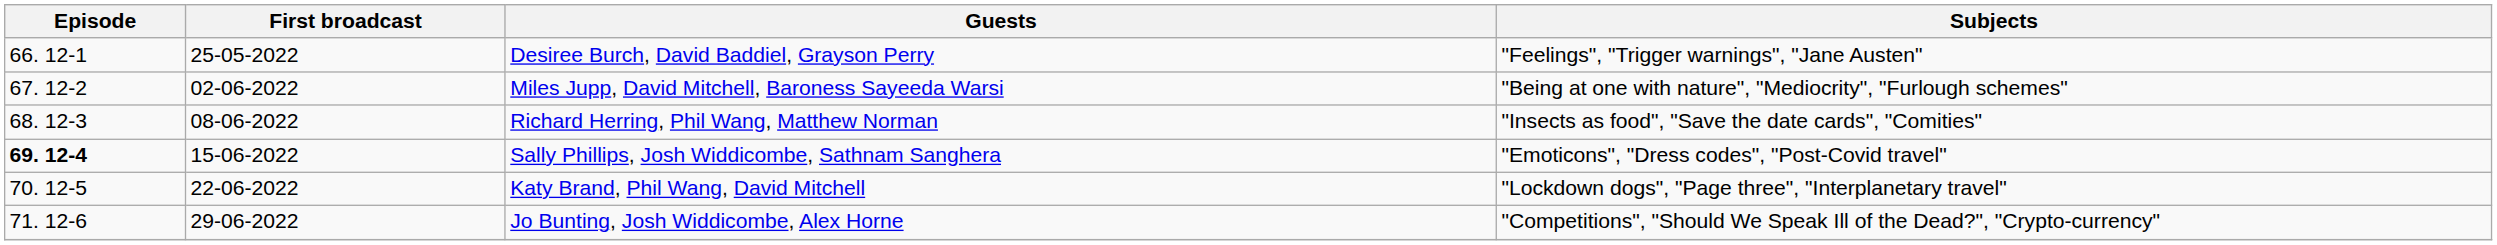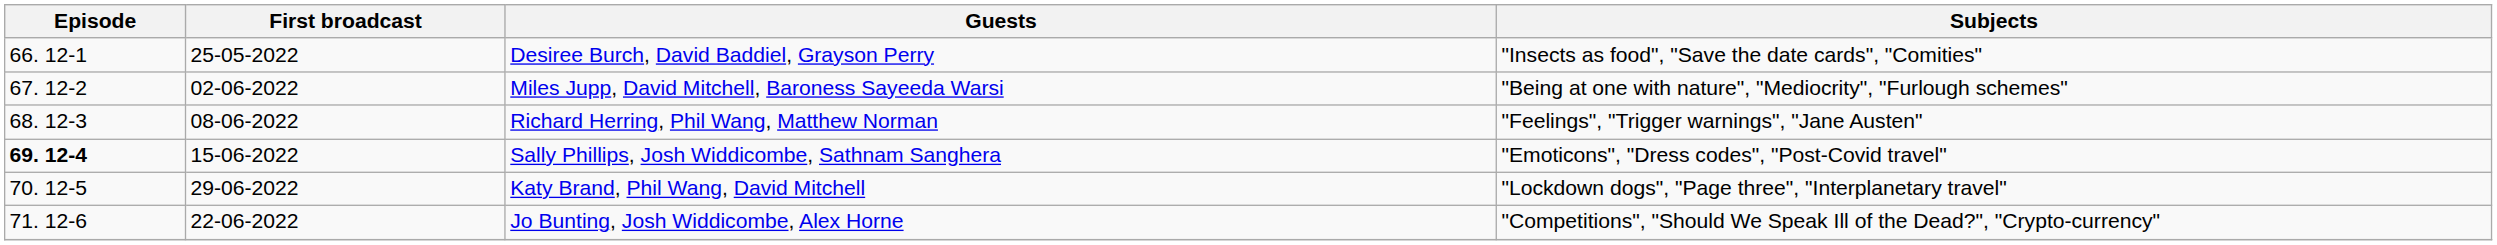(1712, 54) "Feelings", "Trigger warnings", "Jane Austen" -> (1742, 54) "Insects as food", "Save the date cards", "Comities"
(1742, 121) "Insects as food", "Save the date cards", "Comities" -> (1712, 121) "Feelings", "Trigger warnings", "Jane Austen"
(245, 188) 22-06-2022 -> (245, 188) 29-06-2022
(245, 222) 29-06-2022 -> (245, 222) 22-06-2022
